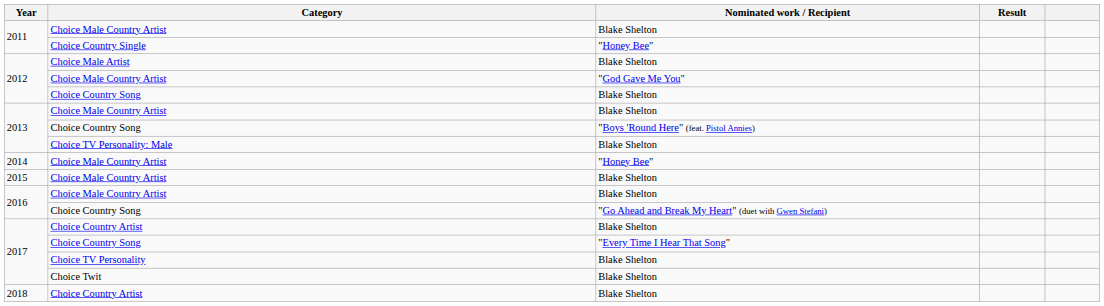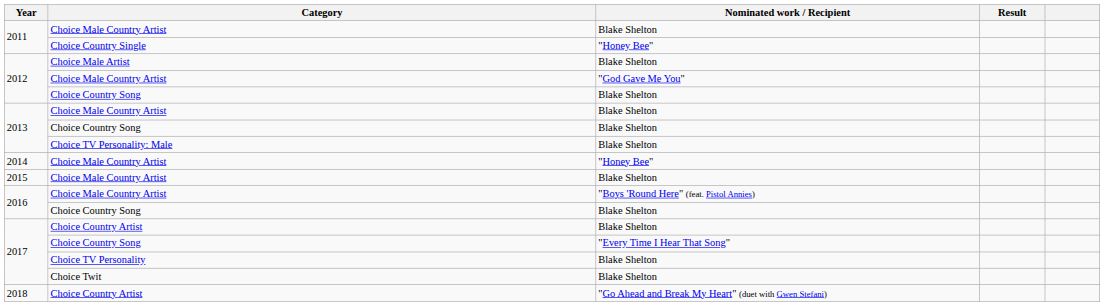(677, 128) "Boys 'Round Here" (feat. Pistol Annies) -> (628, 128) Blake Shelton
(628, 194) Blake Shelton -> (677, 194) "Boys 'Round Here" (feat. Pistol Annies)
(713, 210) "Go Ahead and Break My Heart" (duet with Gwen Stefani) -> (628, 210) Blake Shelton
(628, 293) Blake Shelton -> (713, 293) "Go Ahead and Break My Heart" (duet with Gwen Stefani)
